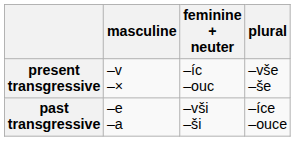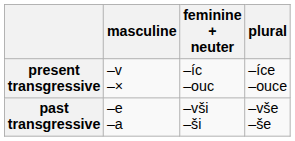(263, 78) –vše –še -> (268, 78) –íce –ouce
(268, 117) –íce –ouce -> (263, 117) –vše –še
